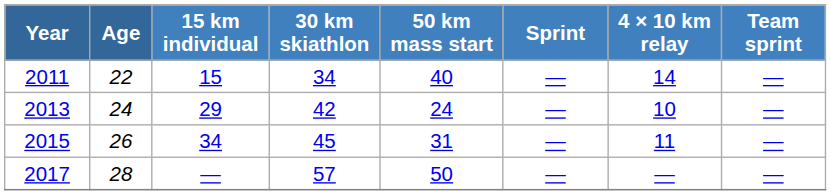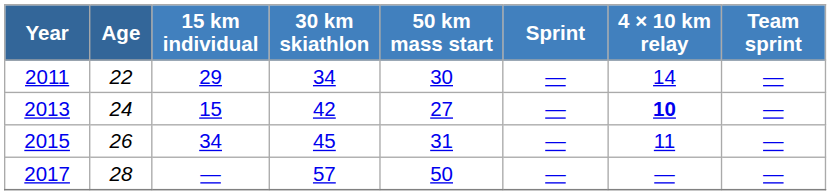(211, 77) 15 -> (211, 77) 29
(442, 77) 40 -> (442, 77) 30
(211, 109) 29 -> (211, 109) 15
(442, 109) 24 -> (442, 109) 27
(664, 109) normal -> (664, 109) bold
